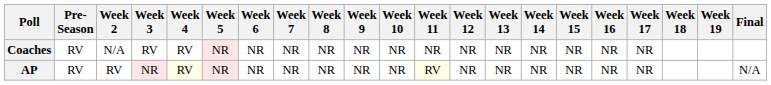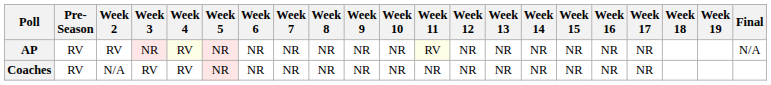rows swapped: (29, 70) <-> (29, 50)
